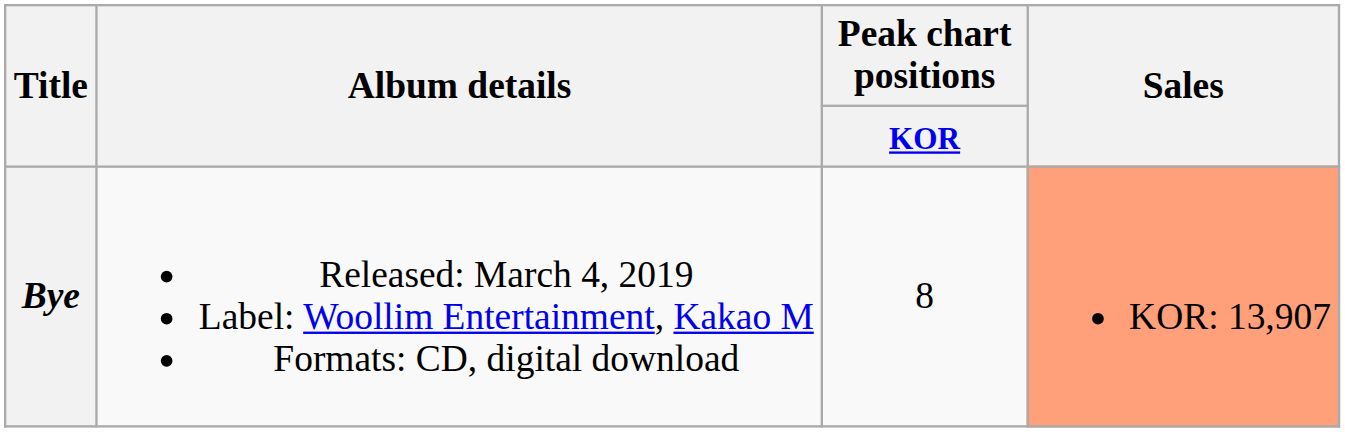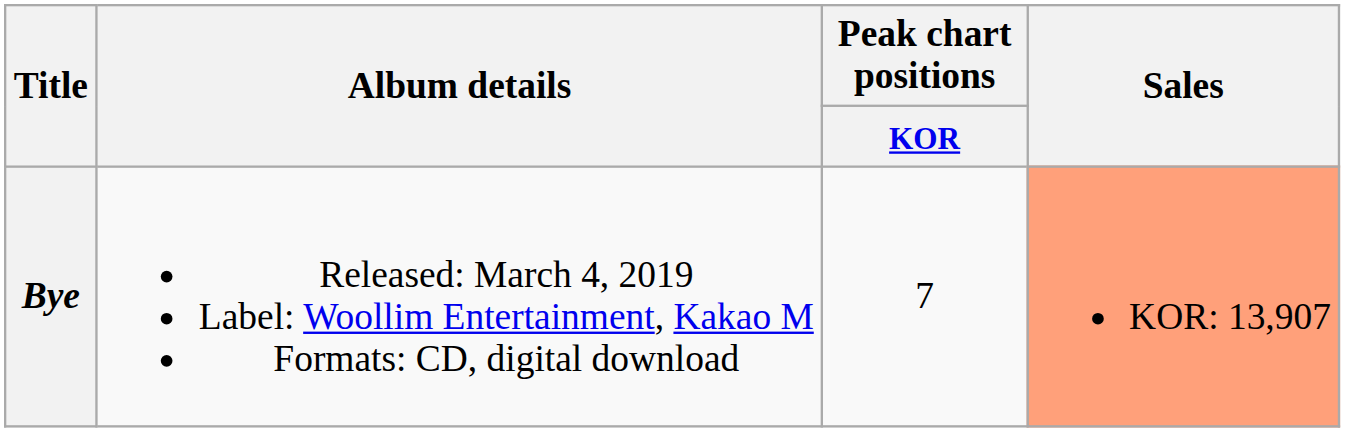(925, 295) 8 -> (925, 295) 7
